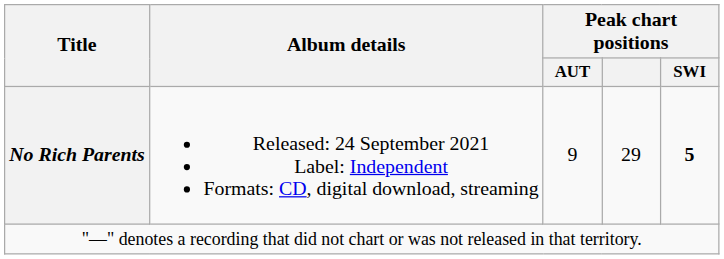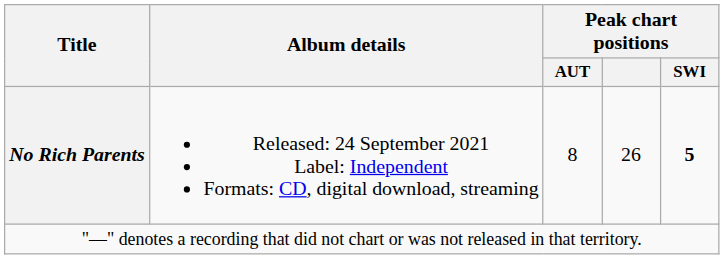(572, 155) 9 -> (572, 155) 8
(631, 155) 29 -> (631, 155) 26
